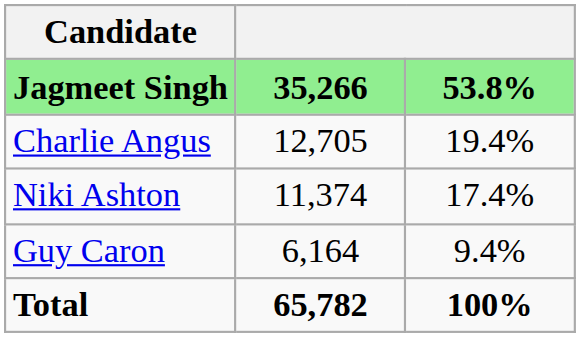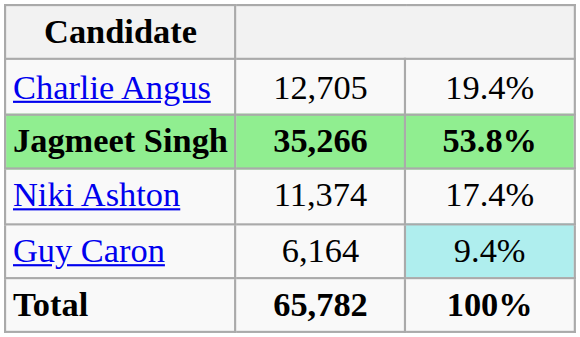rows swapped: (121, 86) <-> (112, 140)
(490, 250) no background -> (490, 250) paleturquoise background
